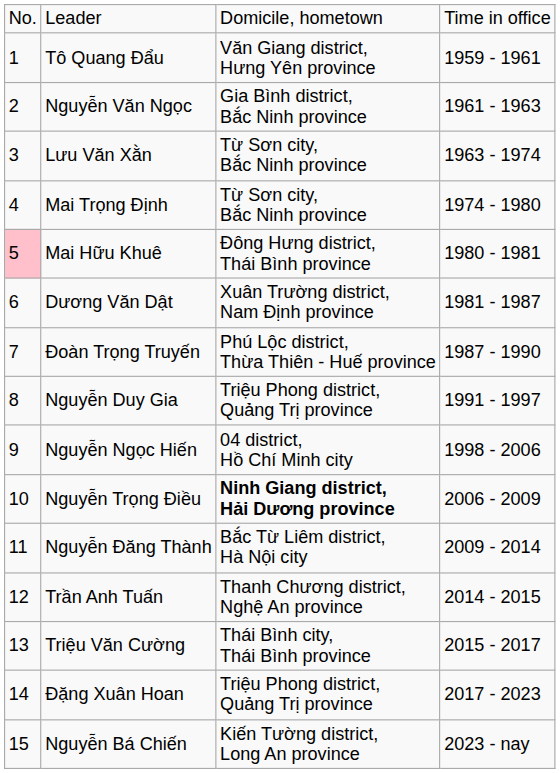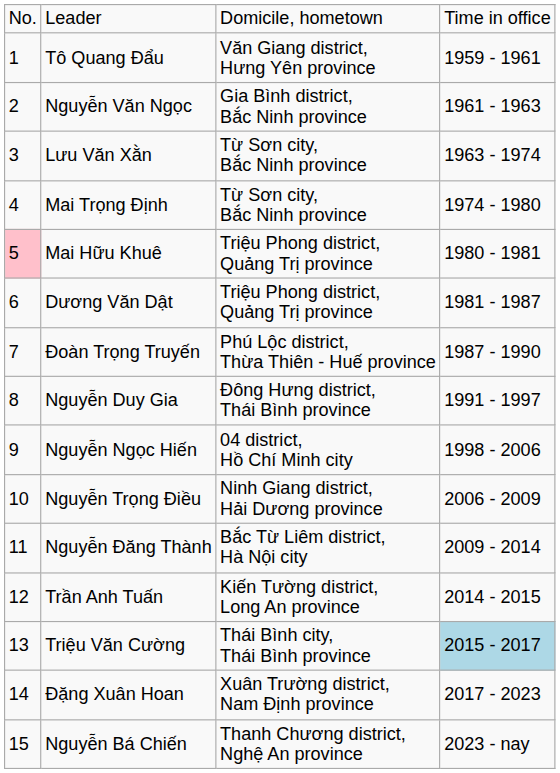(298, 253) Đông Hưng district, Thái Bình province -> (300, 253) Triệu Phong district, Quảng Trị province
(305, 302) Xuân Trường district, Nam Định province -> (300, 302) Triệu Phong district, Quảng Trị province
(300, 400) Triệu Phong district, Quảng Trị province -> (298, 400) Đông Hưng district, Thái Bình province
(307, 498) bold -> (301, 498) normal
(313, 596) Thanh Chương district, Nghệ An province -> (299, 596) Kiến Tường district, Long An province
(492, 645) no background -> (492, 645) lightblue background
(300, 694) Triệu Phong district, Quảng Trị province -> (305, 694) Xuân Trường district, Nam Định province
(299, 743) Kiến Tường district, Long An province -> (313, 743) Thanh Chương district, Nghệ An province
